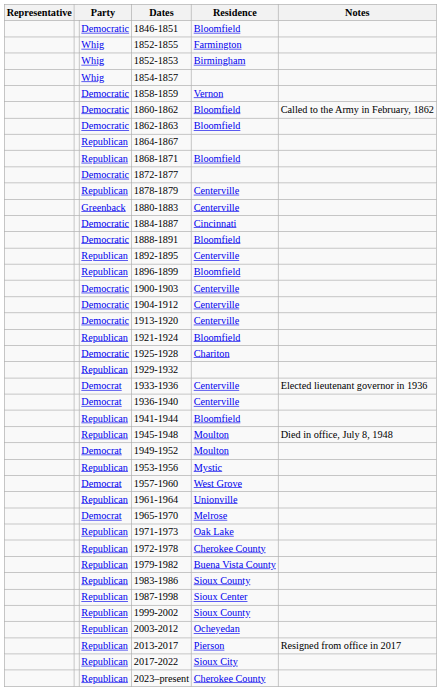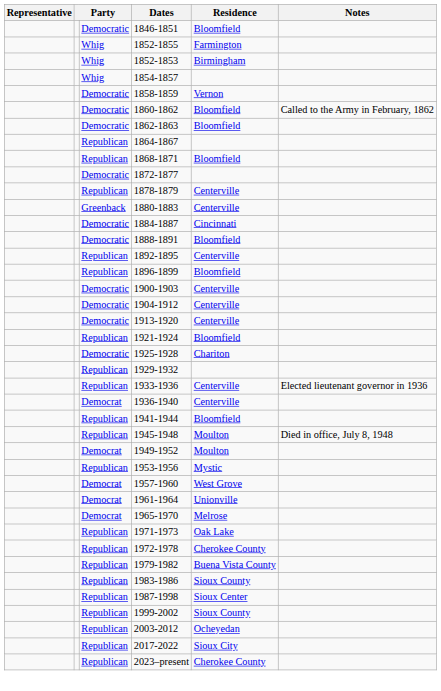(102, 386) Democrat -> (105, 386) Republican
(105, 499) Republican -> (102, 499) Democrat
- row: (156, 645)
